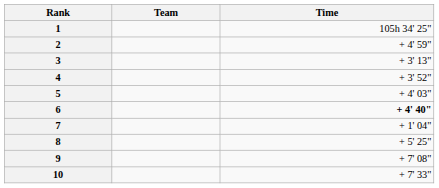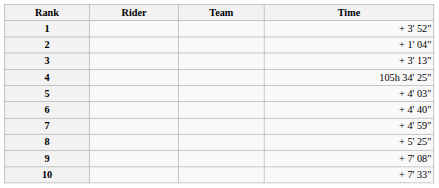+ column: (134, 12)
(405, 28) 105h 34' 25" -> (415, 28) + 3' 52"
(415, 45) + 4' 59" -> (415, 45) + 1' 04"
(415, 77) + 3' 52" -> (405, 77) 105h 34' 25"
(414, 110) bold -> (415, 110) normal
(415, 126) + 1' 04" -> (415, 126) + 4' 59"
